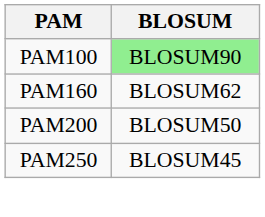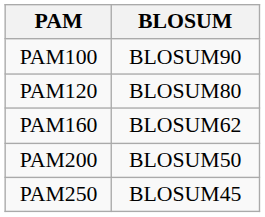(185, 56) lightgreen background -> (185, 56) no background
+ row: (59, 90)
